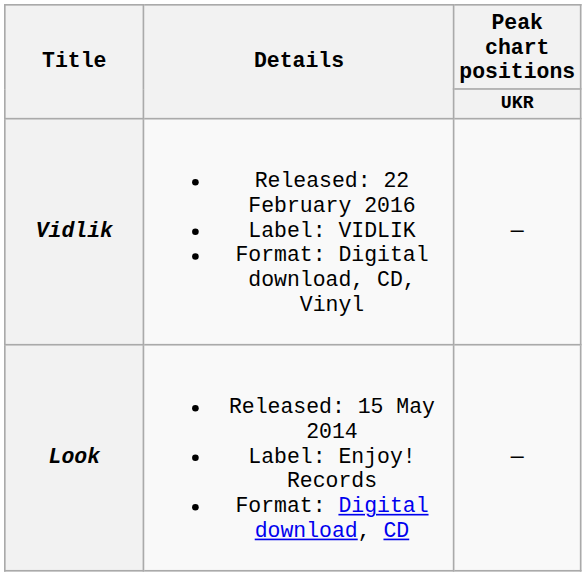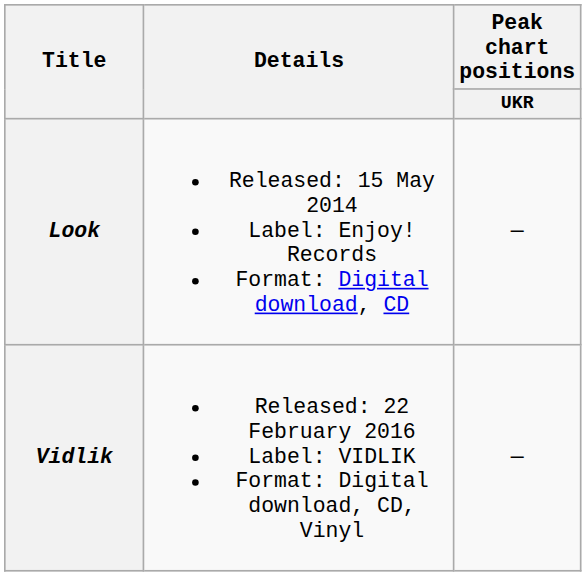rows swapped: (74, 458) <-> (74, 231)
